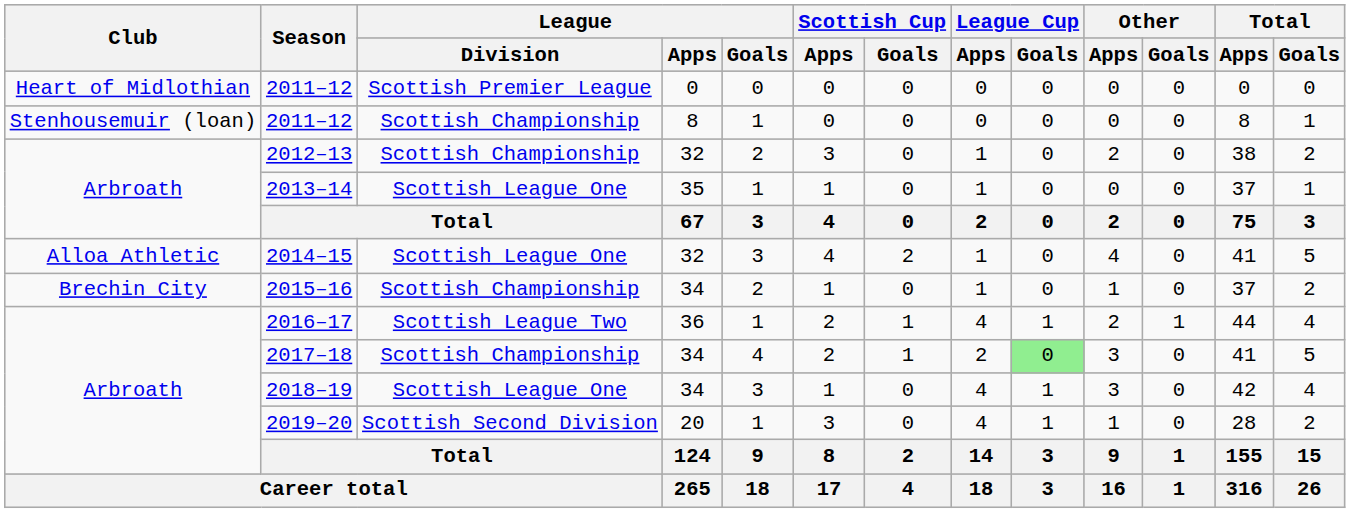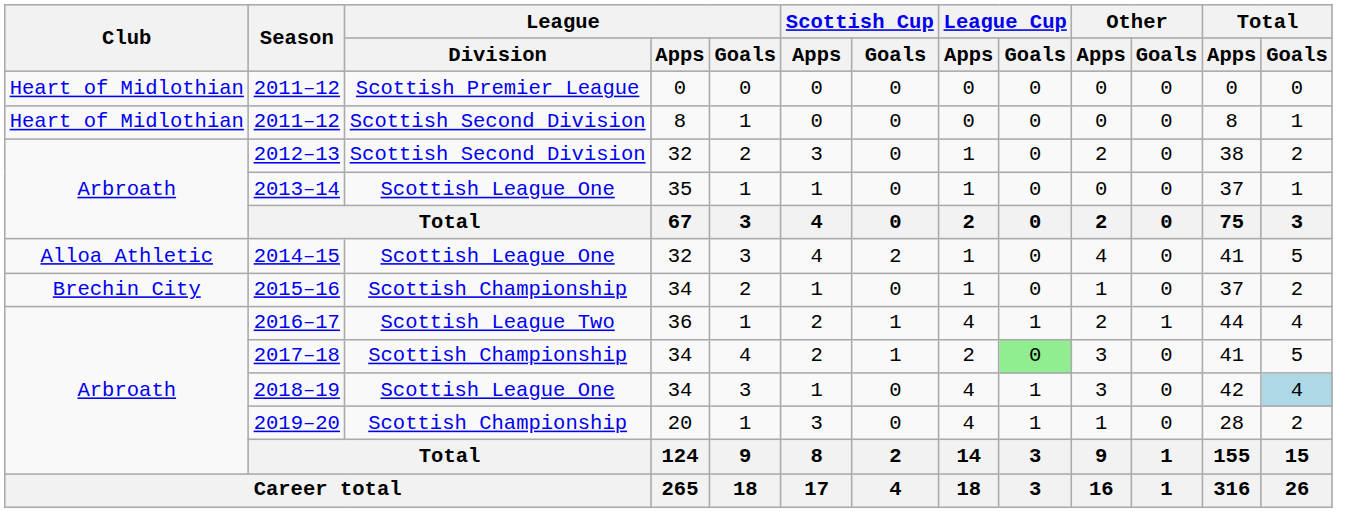(133, 122) Stenhousemuir (loan) -> (127, 122) Heart of Midlothian
(510, 122) Scottish Championship -> (498, 122) Scottish Second Division
(510, 155) Scottish Championship -> (498, 155) Scottish Second Division
(1309, 390) no background -> (1297, 390) lightblue background
(510, 423) Scottish Second Division -> (498, 423) Scottish Championship
